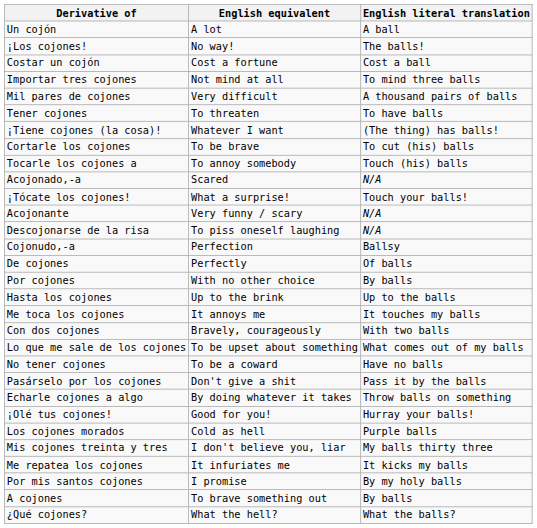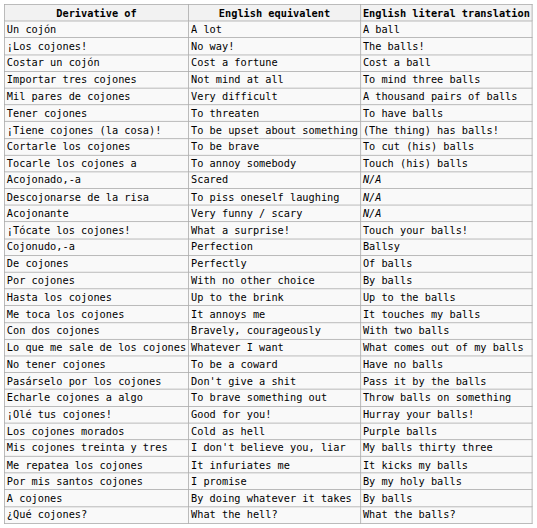(237, 130) Whatever I want -> (275, 130) To be upset about something
rows swapped: (78, 230) <-> (69, 197)
(275, 348) To be upset about something -> (237, 348) Whatever I want
(271, 398) By doing whatever it takes -> (259, 398) To brave something out
(259, 498) To brave something out -> (271, 498) By doing whatever it takes
